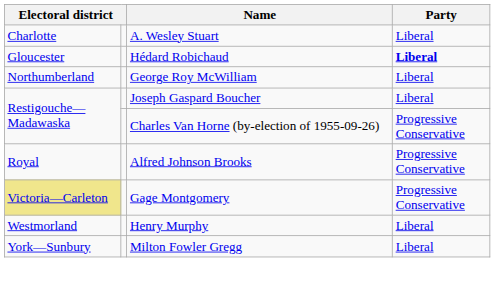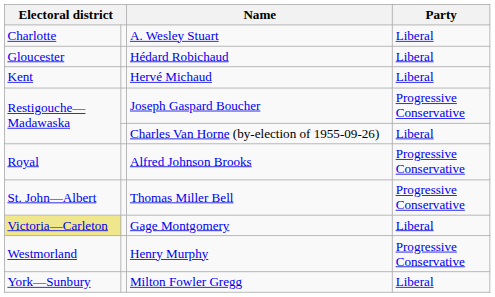(416, 56) bold -> (415, 56) normal
+ row: (171, 77)
- row: (193, 77)
(415, 98) Liberal -> (430, 105) Progressive Conservative
(430, 126) Progressive Conservative -> (415, 133) Liberal
+ row: (182, 197)
(430, 197) Progressive Conservative -> (415, 225) Liberal
(415, 225) Liberal -> (430, 253) Progressive Conservative
